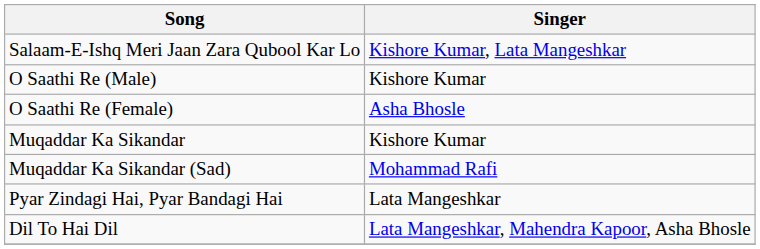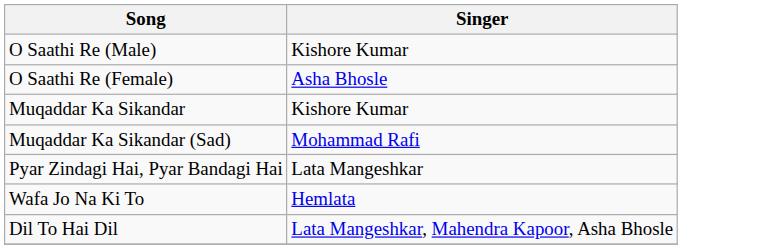- row: (185, 49)
+ row: (77, 199)
